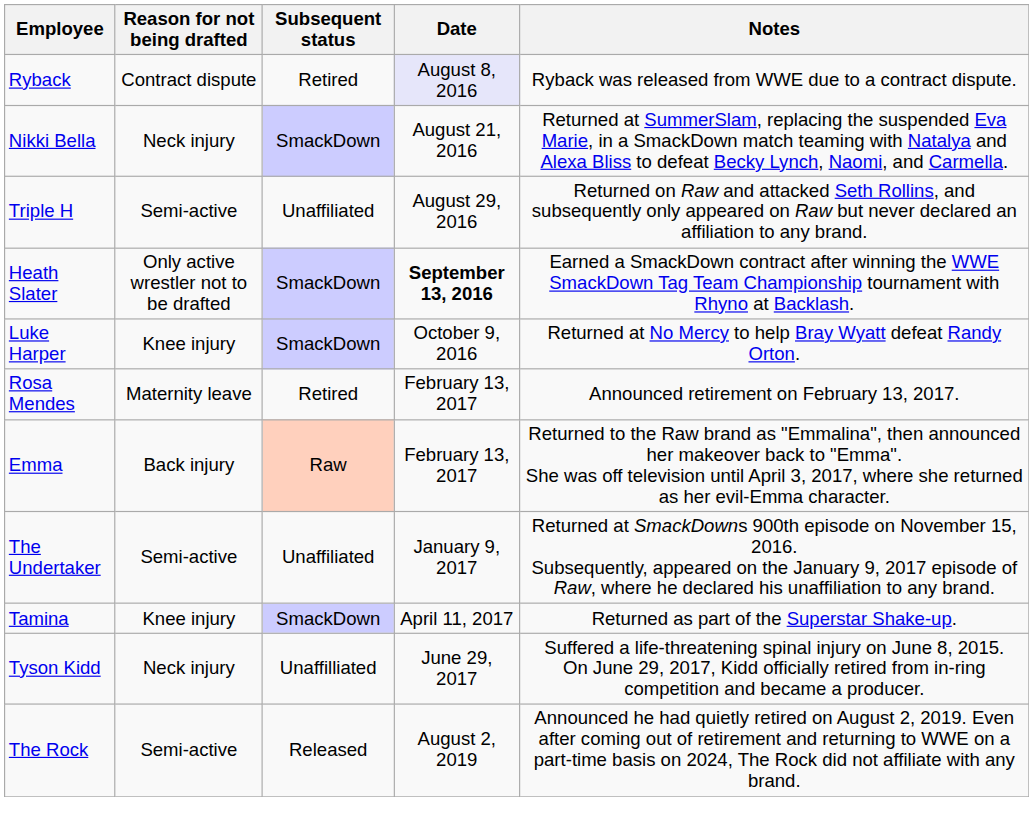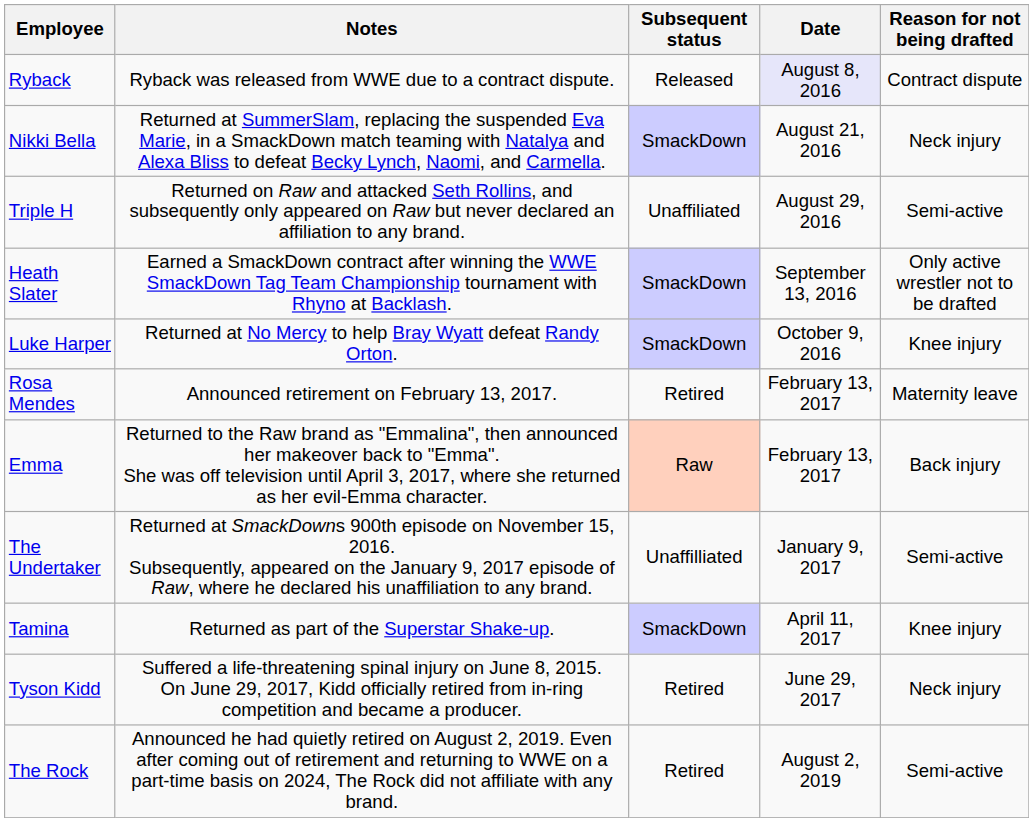columns swapped: (189, 29) <-> (774, 29)
(328, 79) Retired -> (694, 79) Released
(457, 283) bold -> (820, 283) normal
(328, 557) Unaffiliated -> (694, 557) Unaffilliated
(328, 668) Unaffilliated -> (694, 689) Retired
(328, 750) Released -> (694, 771) Retired
